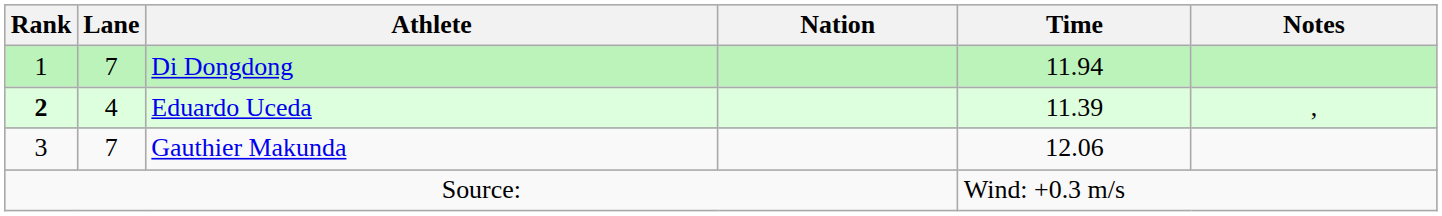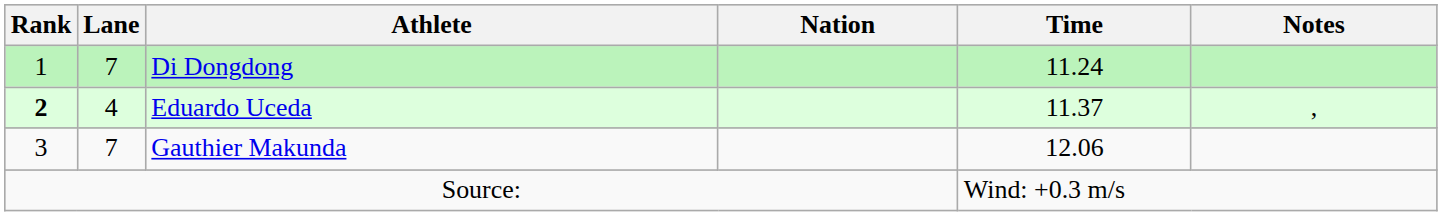(1075, 66) 11.94 -> (1075, 66) 11.24
(1075, 107) 11.39 -> (1075, 107) 11.37
